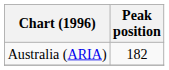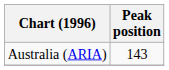(137, 53) 182 -> (137, 53) 143
